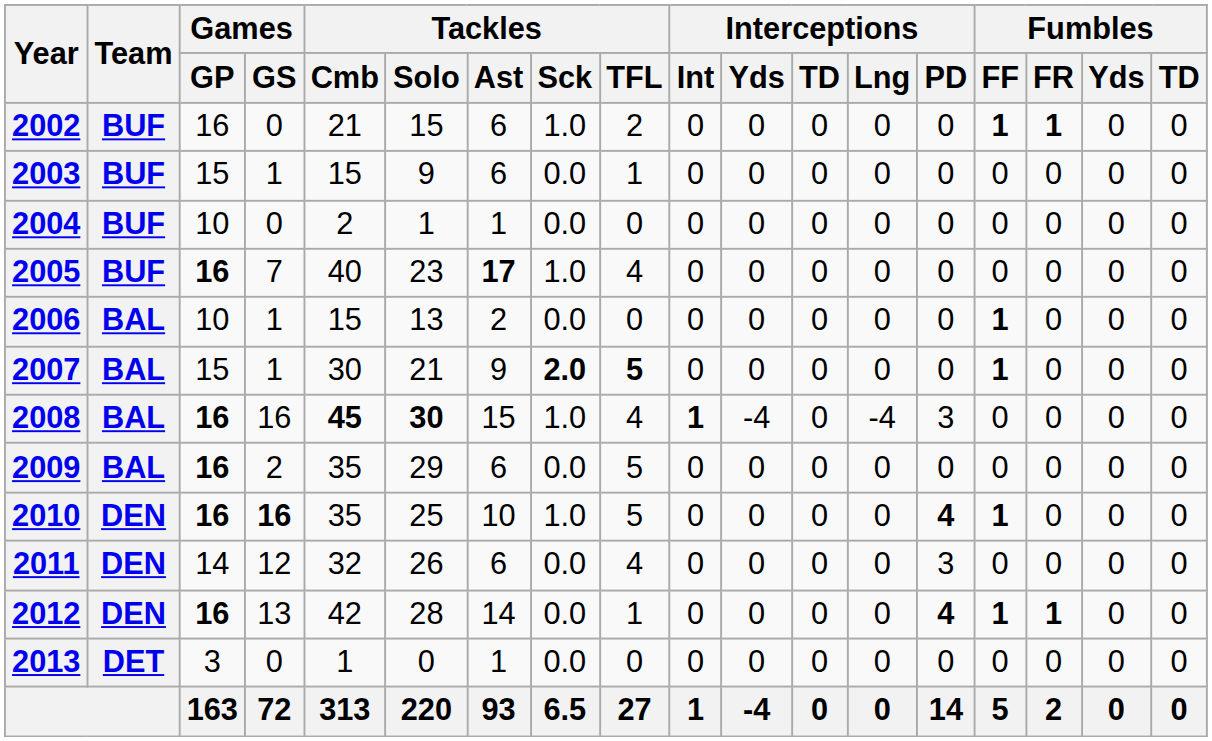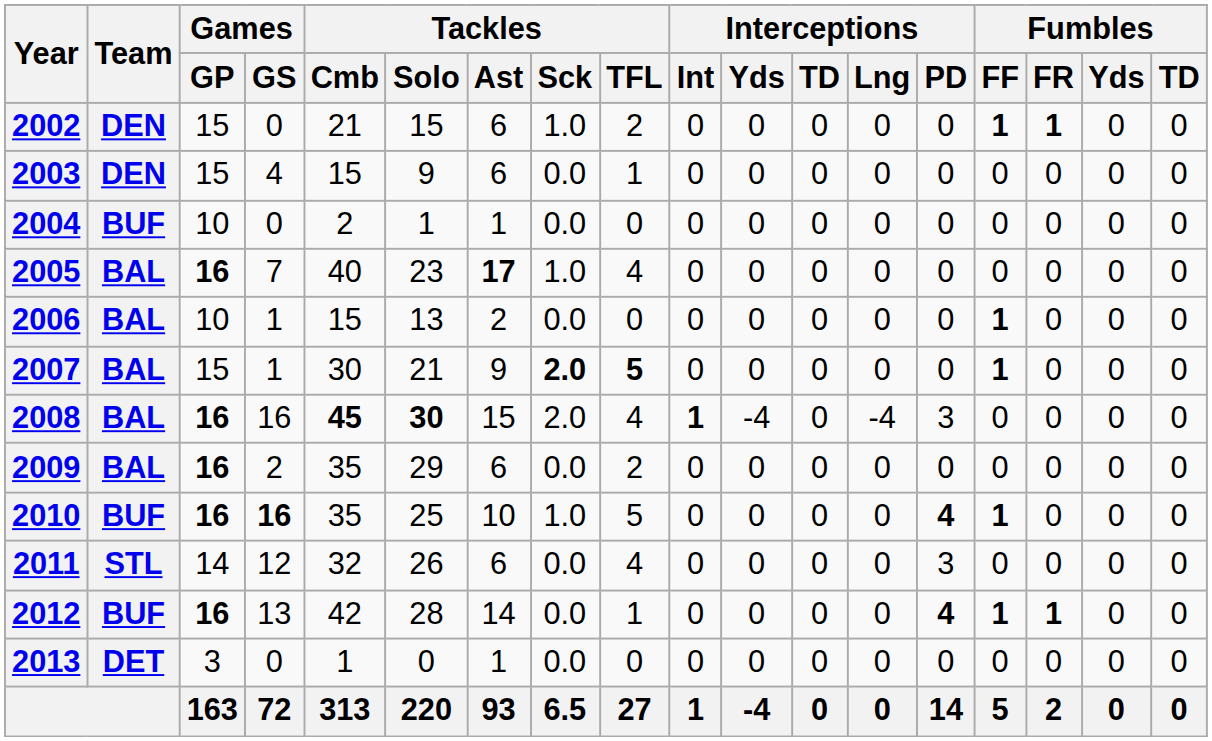(134, 126) BUF -> (134, 126) DEN
(212, 126) 16 -> (212, 126) 15
(134, 175) BUF -> (134, 175) DEN
(274, 175) 1 -> (274, 175) 4
(134, 272) BUF -> (134, 272) BAL
(565, 418) 1.0 -> (565, 418) 2.0
(634, 467) 5 -> (634, 467) 2
(134, 516) DEN -> (134, 516) BUF
(134, 564) DEN -> (134, 564) STL
(134, 613) DEN -> (134, 613) BUF
